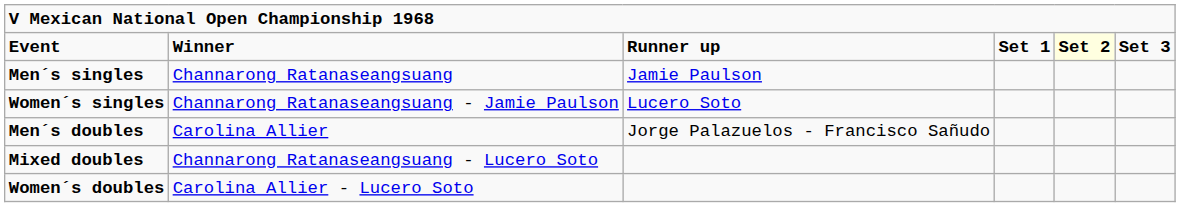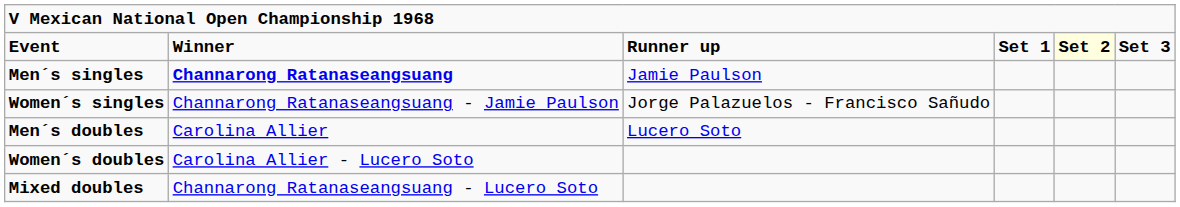(313, 75) normal -> (313, 75) bold
(684, 103) Lucero Soto -> (809, 103) Jorge Palazuelos - Francisco Sañudo
(809, 131) Jorge Palazuelos - Francisco Sañudo -> (684, 131) Lucero Soto
rows swapped: (87, 188) <-> (76, 160)
